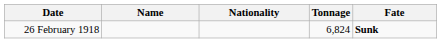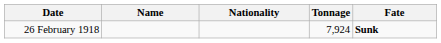(338, 29) 6,824 -> (338, 29) 7,924
